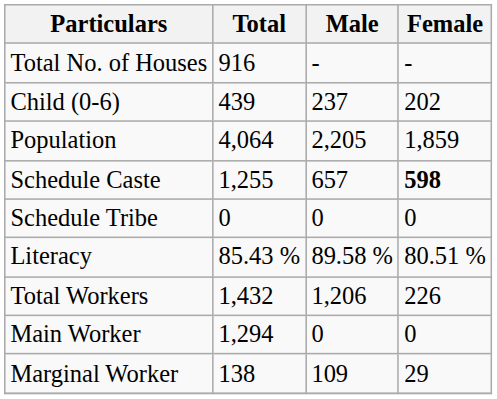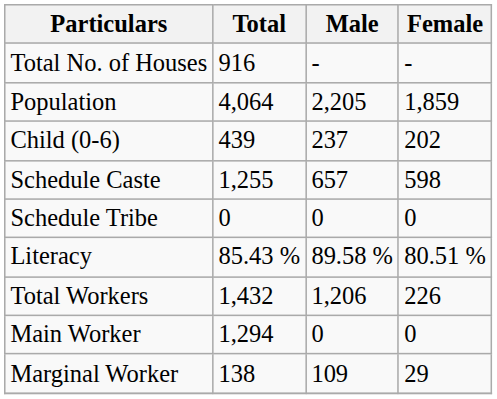rows swapped: (63, 140) <-> (65, 101)
(423, 179) bold -> (423, 179) normal
